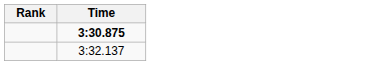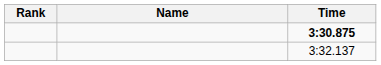+ column: (172, 13)
